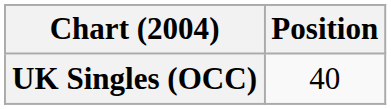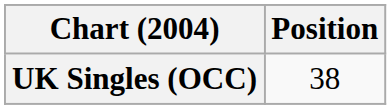(325, 78) 40 -> (325, 78) 38
